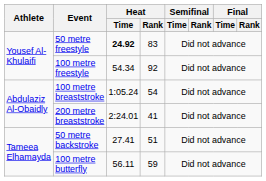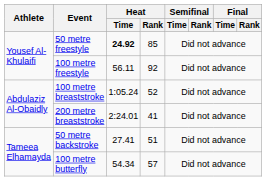(153, 44) 83 -> (153, 44) 85
(123, 68) 54.34 -> (123, 68) 56.11
(153, 92) 54 -> (153, 92) 52
(123, 164) 56.11 -> (123, 164) 54.34
(153, 164) 59 -> (153, 164) 57
